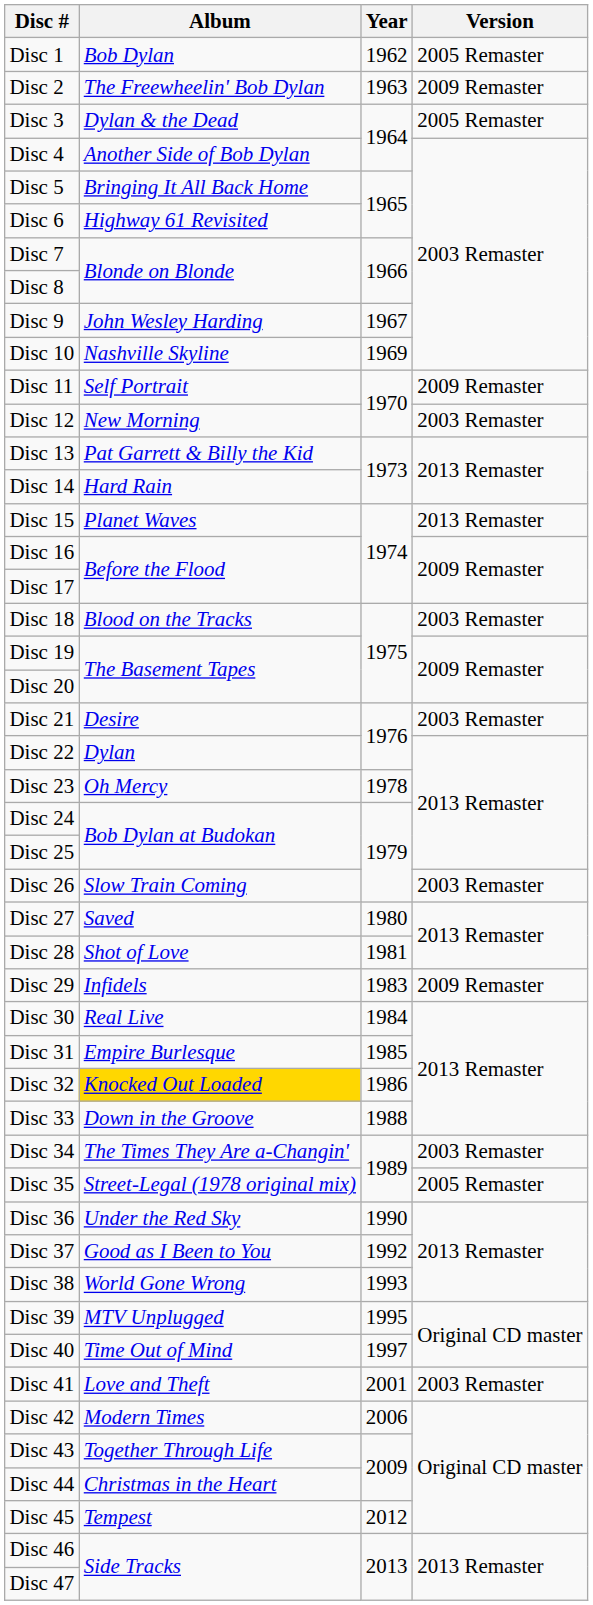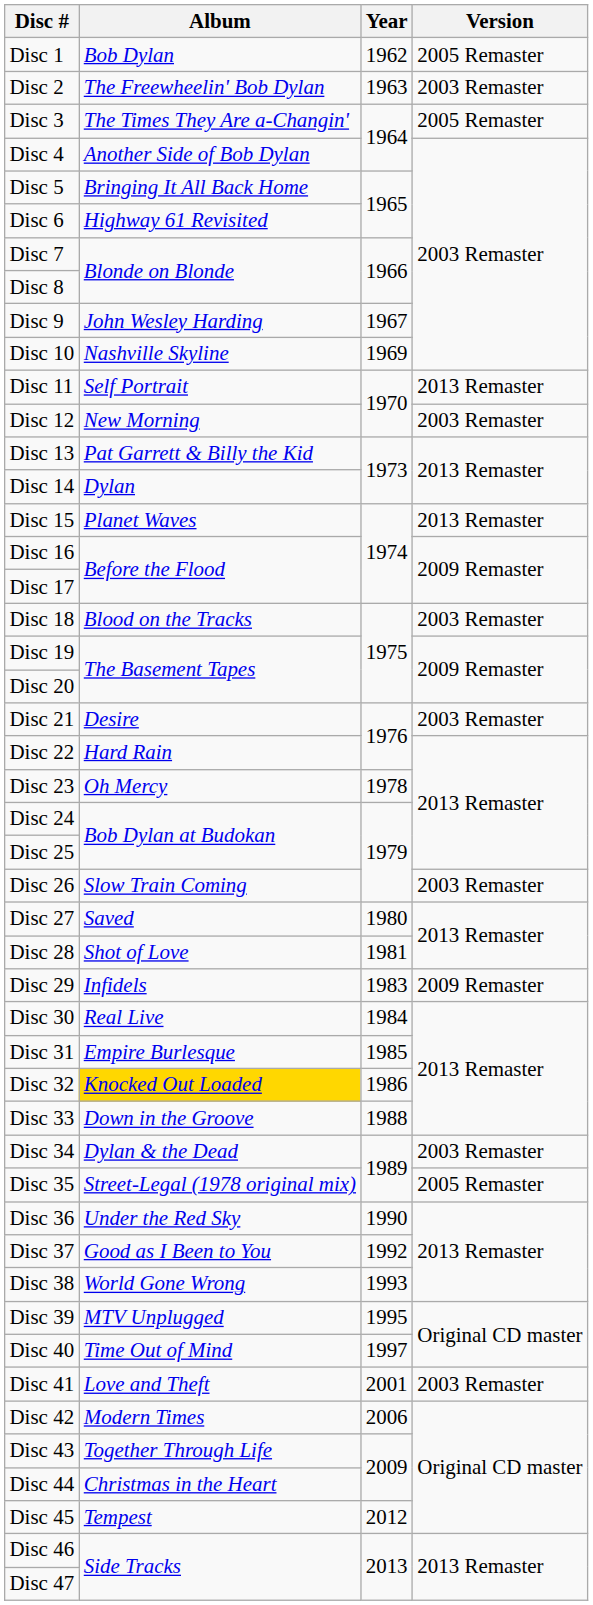(480, 87) 2009 Remaster -> (480, 87) 2003 Remaster
(161, 120) Dylan & the Dead -> (216, 120) The Times They Are a-Changin'
(480, 386) 2009 Remaster -> (480, 386) 2013 Remaster
(128, 486) Hard Rain -> (109, 486) Dylan
(109, 752) Dylan -> (128, 752) Hard Rain
(216, 1151) The Times They Are a-Changin' -> (161, 1151) Dylan & the Dead
